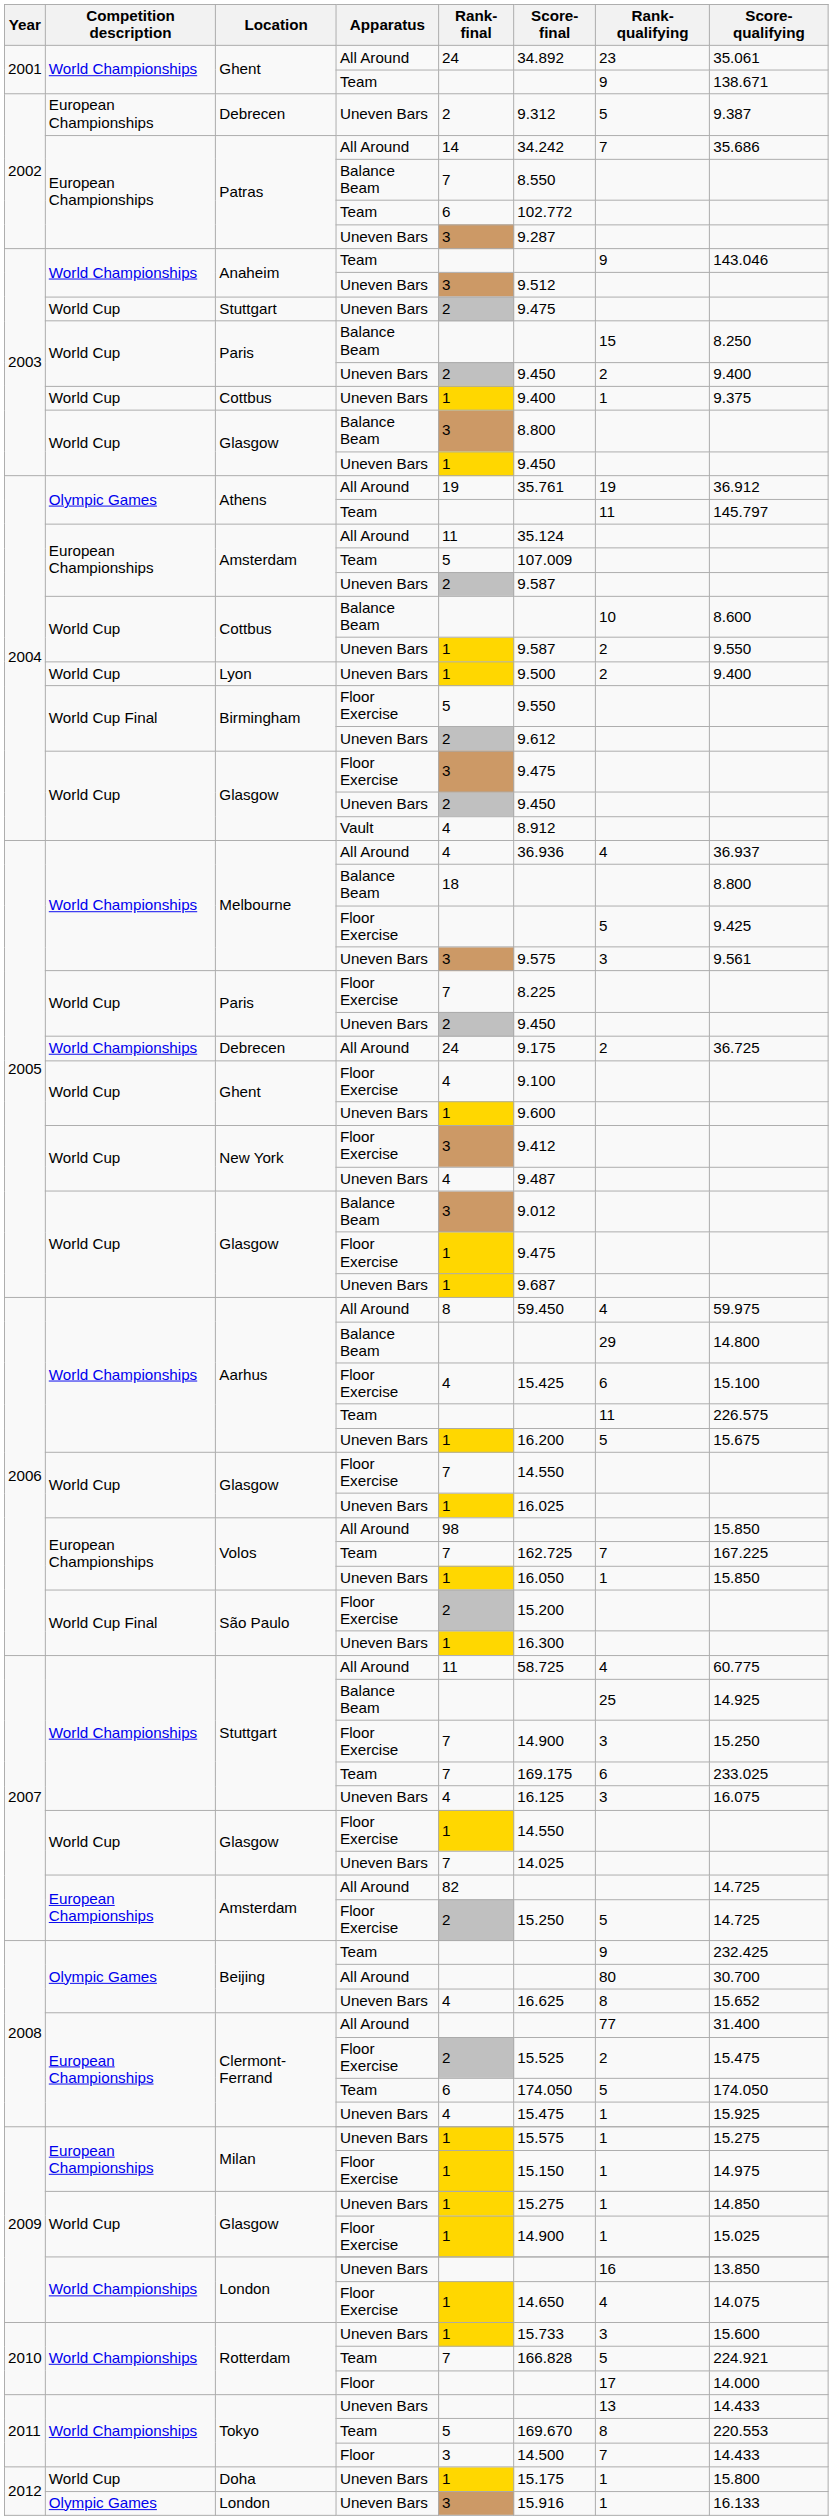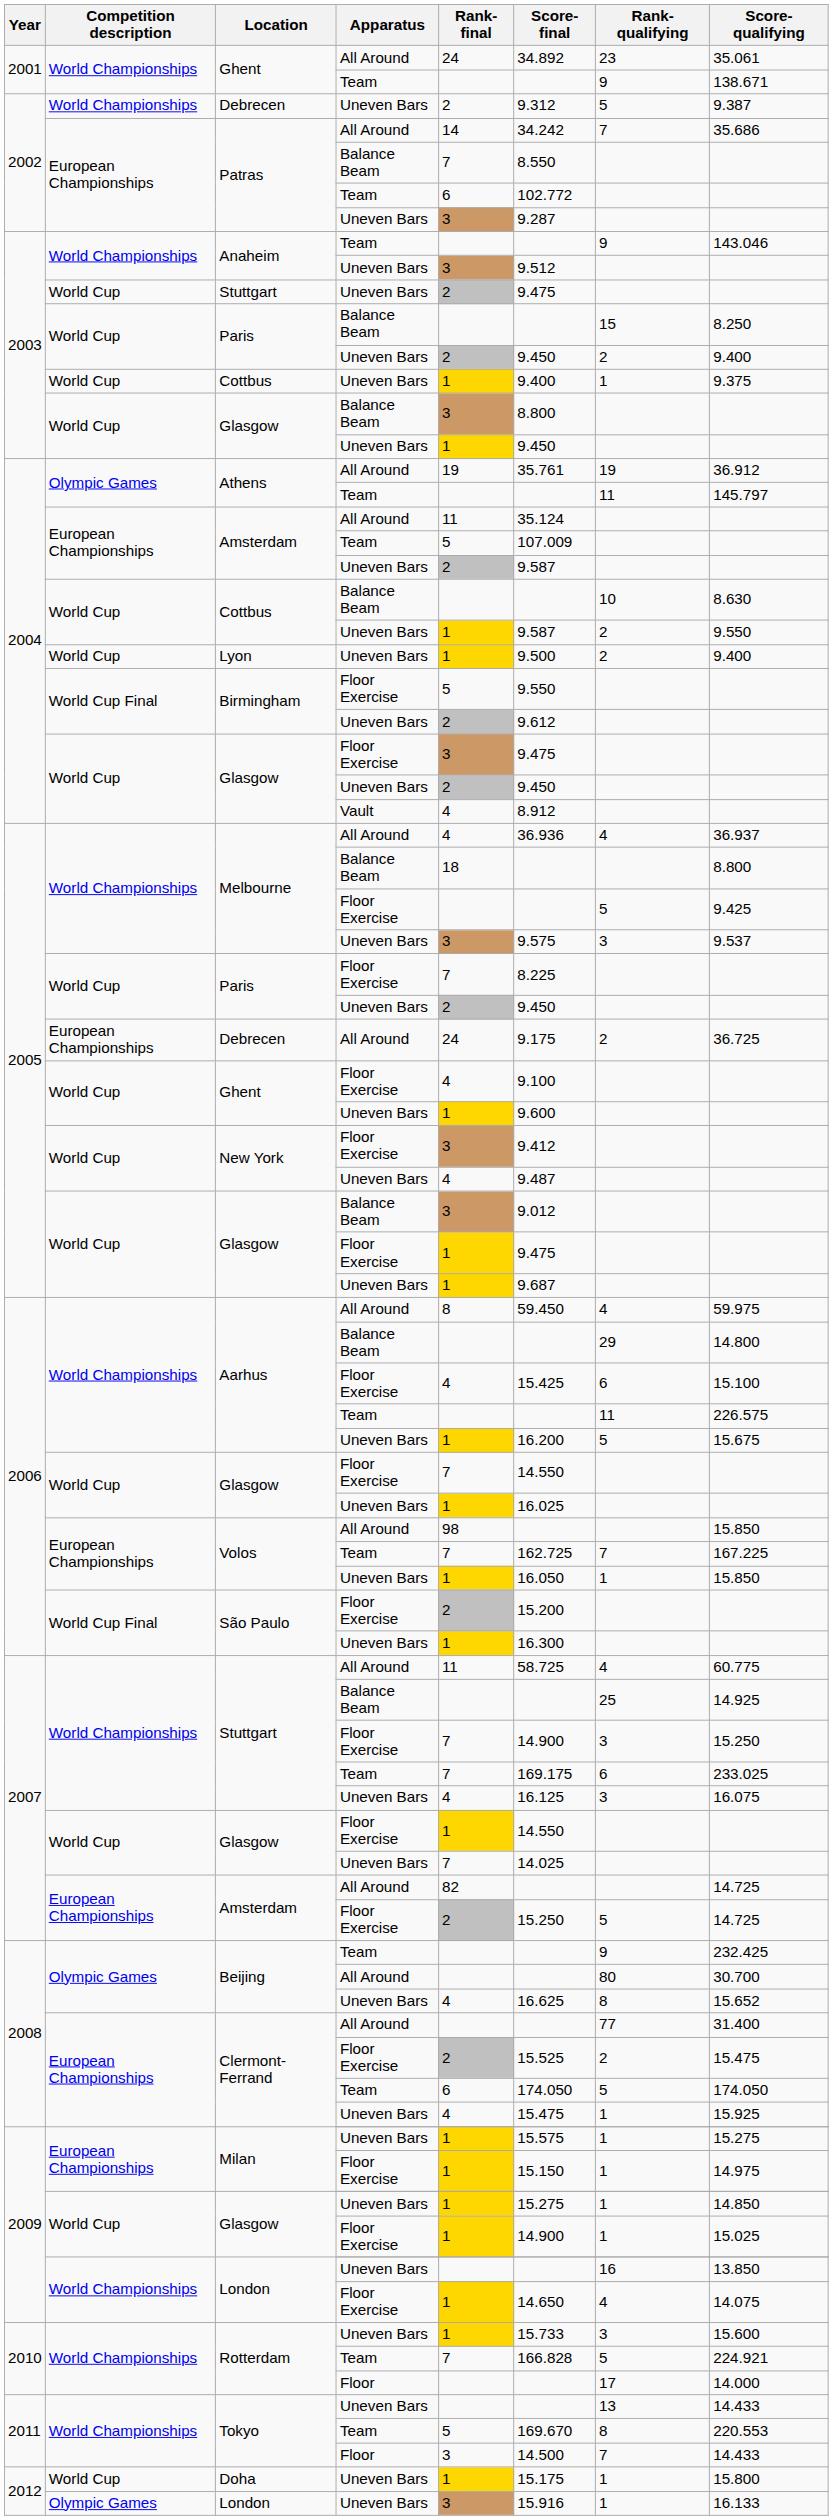(101, 114) European Championships -> (123, 105) World Championships
(732, 616) 8.600 -> (732, 599) 8.630
(732, 958) 9.561 -> (732, 941) 9.537
(123, 1048) World Championships -> (101, 1039) European Championships
